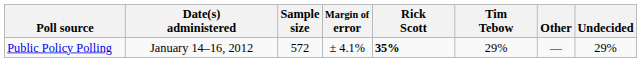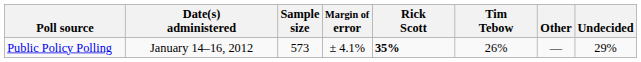(300, 47) 572 -> (300, 47) 573
(496, 47) 29% -> (496, 47) 26%
